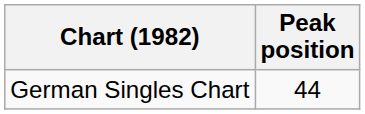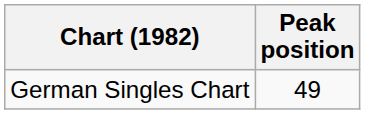(307, 89) 44 -> (307, 89) 49
